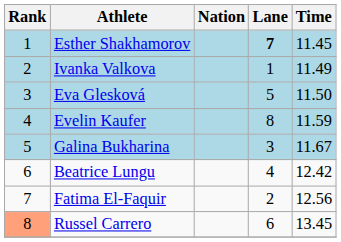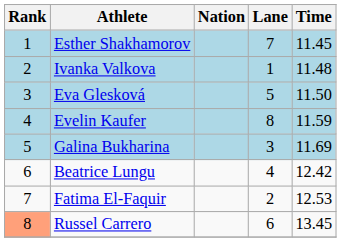(270, 43) bold -> (270, 43) normal
(314, 69) 11.49 -> (314, 69) 11.48
(314, 146) 11.67 -> (314, 146) 11.69
(314, 198) 12.56 -> (314, 198) 12.53
